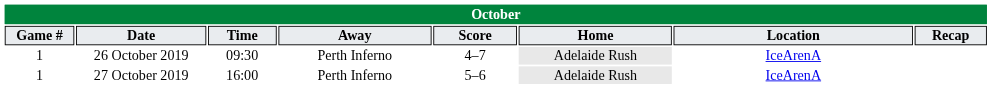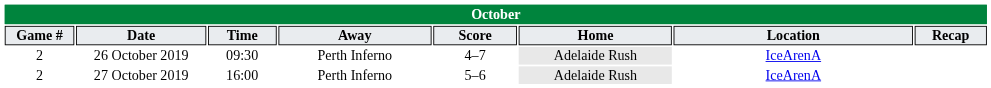(40, 55) 1 -> (40, 55) 2
(40, 75) 1 -> (40, 75) 2
